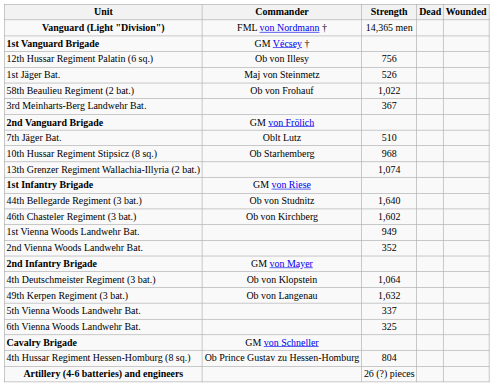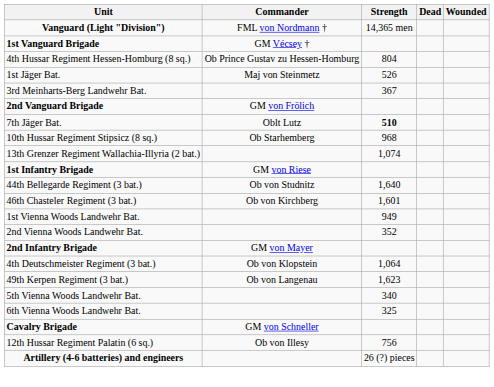rows swapped: (80, 59) <-> (99, 358)
- row: (70, 91)
(389, 138) normal -> (389, 122) bold
(389, 216) 1,602 -> (389, 201) 1,601
(389, 295) 1,632 -> (389, 279) 1,623
(389, 311) 337 -> (389, 295) 340
